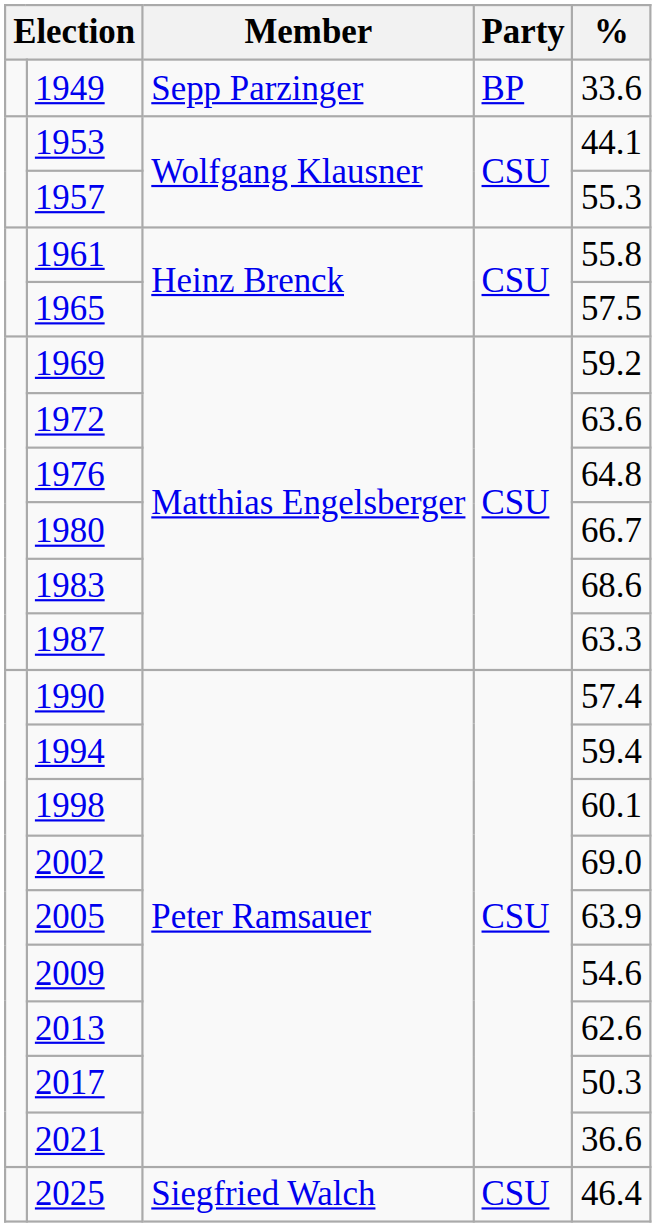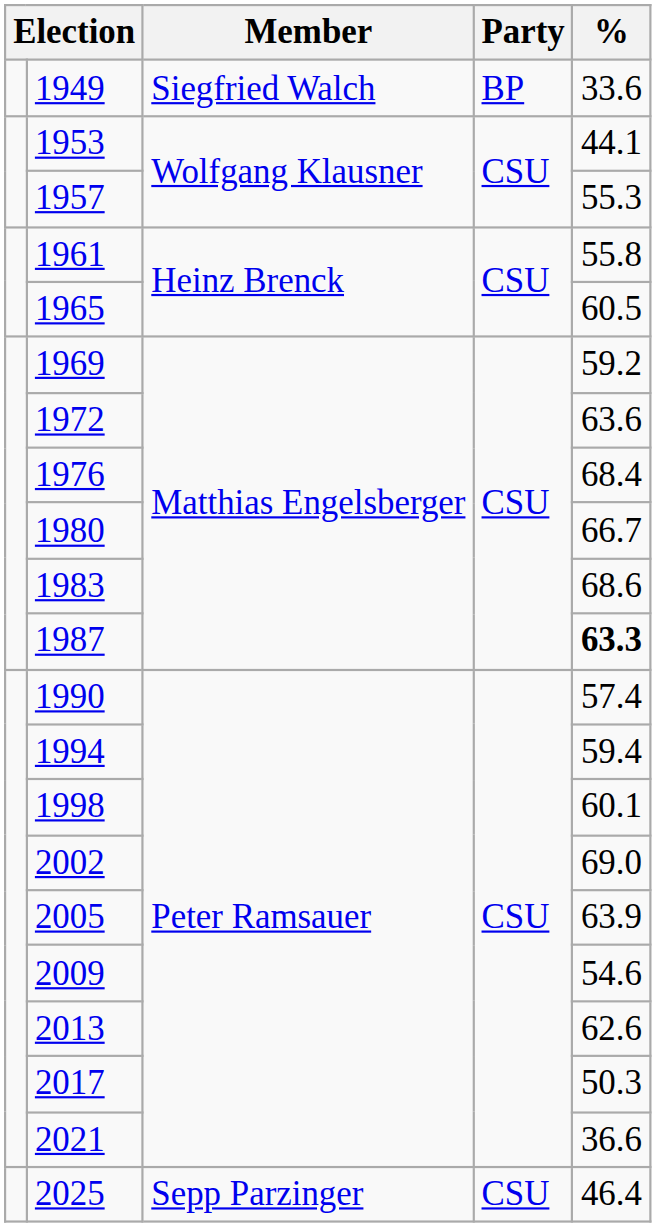(257, 87) Sepp Parzinger -> (263, 87) Siegfried Walch
(611, 308) 57.5 -> (611, 308) 60.5
(611, 474) 64.8 -> (611, 474) 68.4
(611, 640) normal -> (611, 640) bold
(263, 1193) Siegfried Walch -> (257, 1193) Sepp Parzinger
